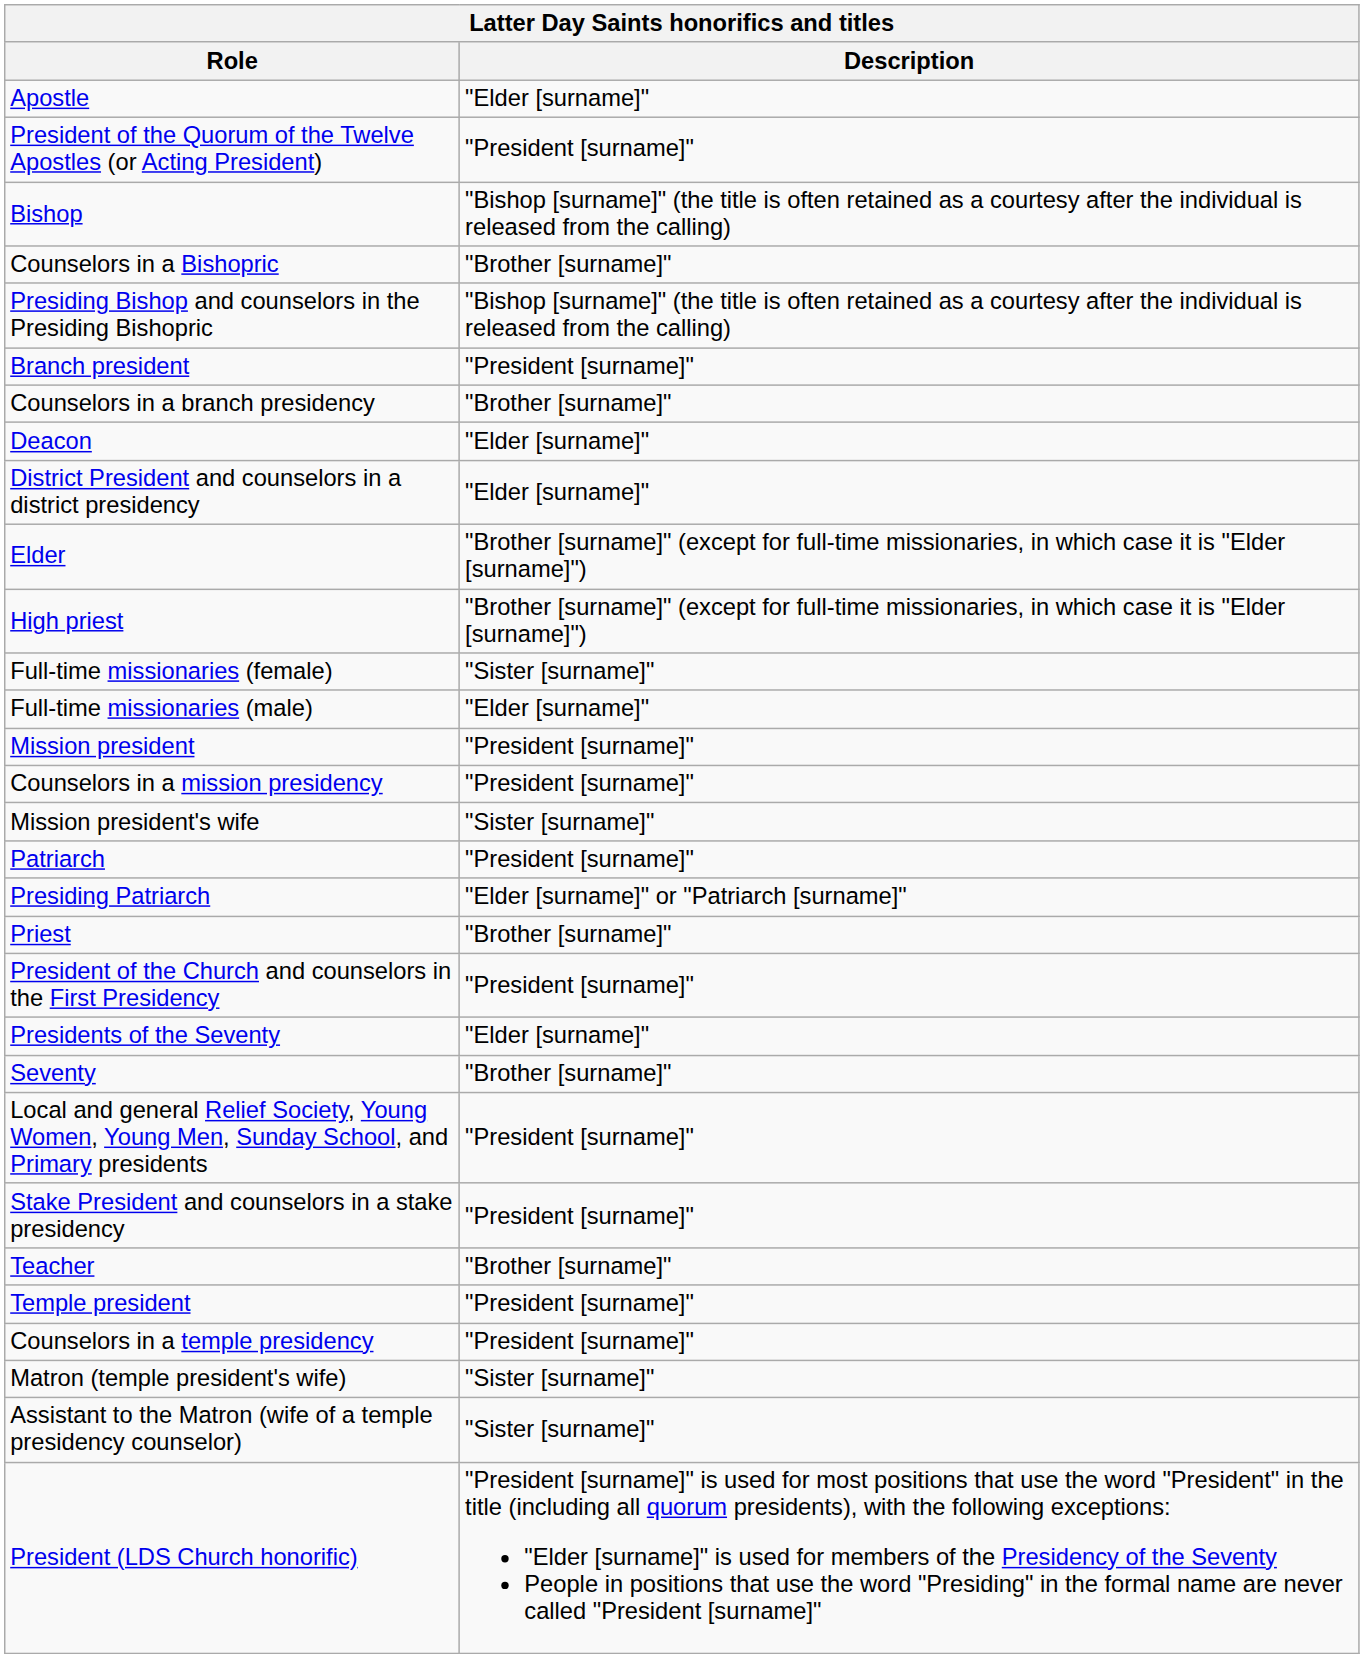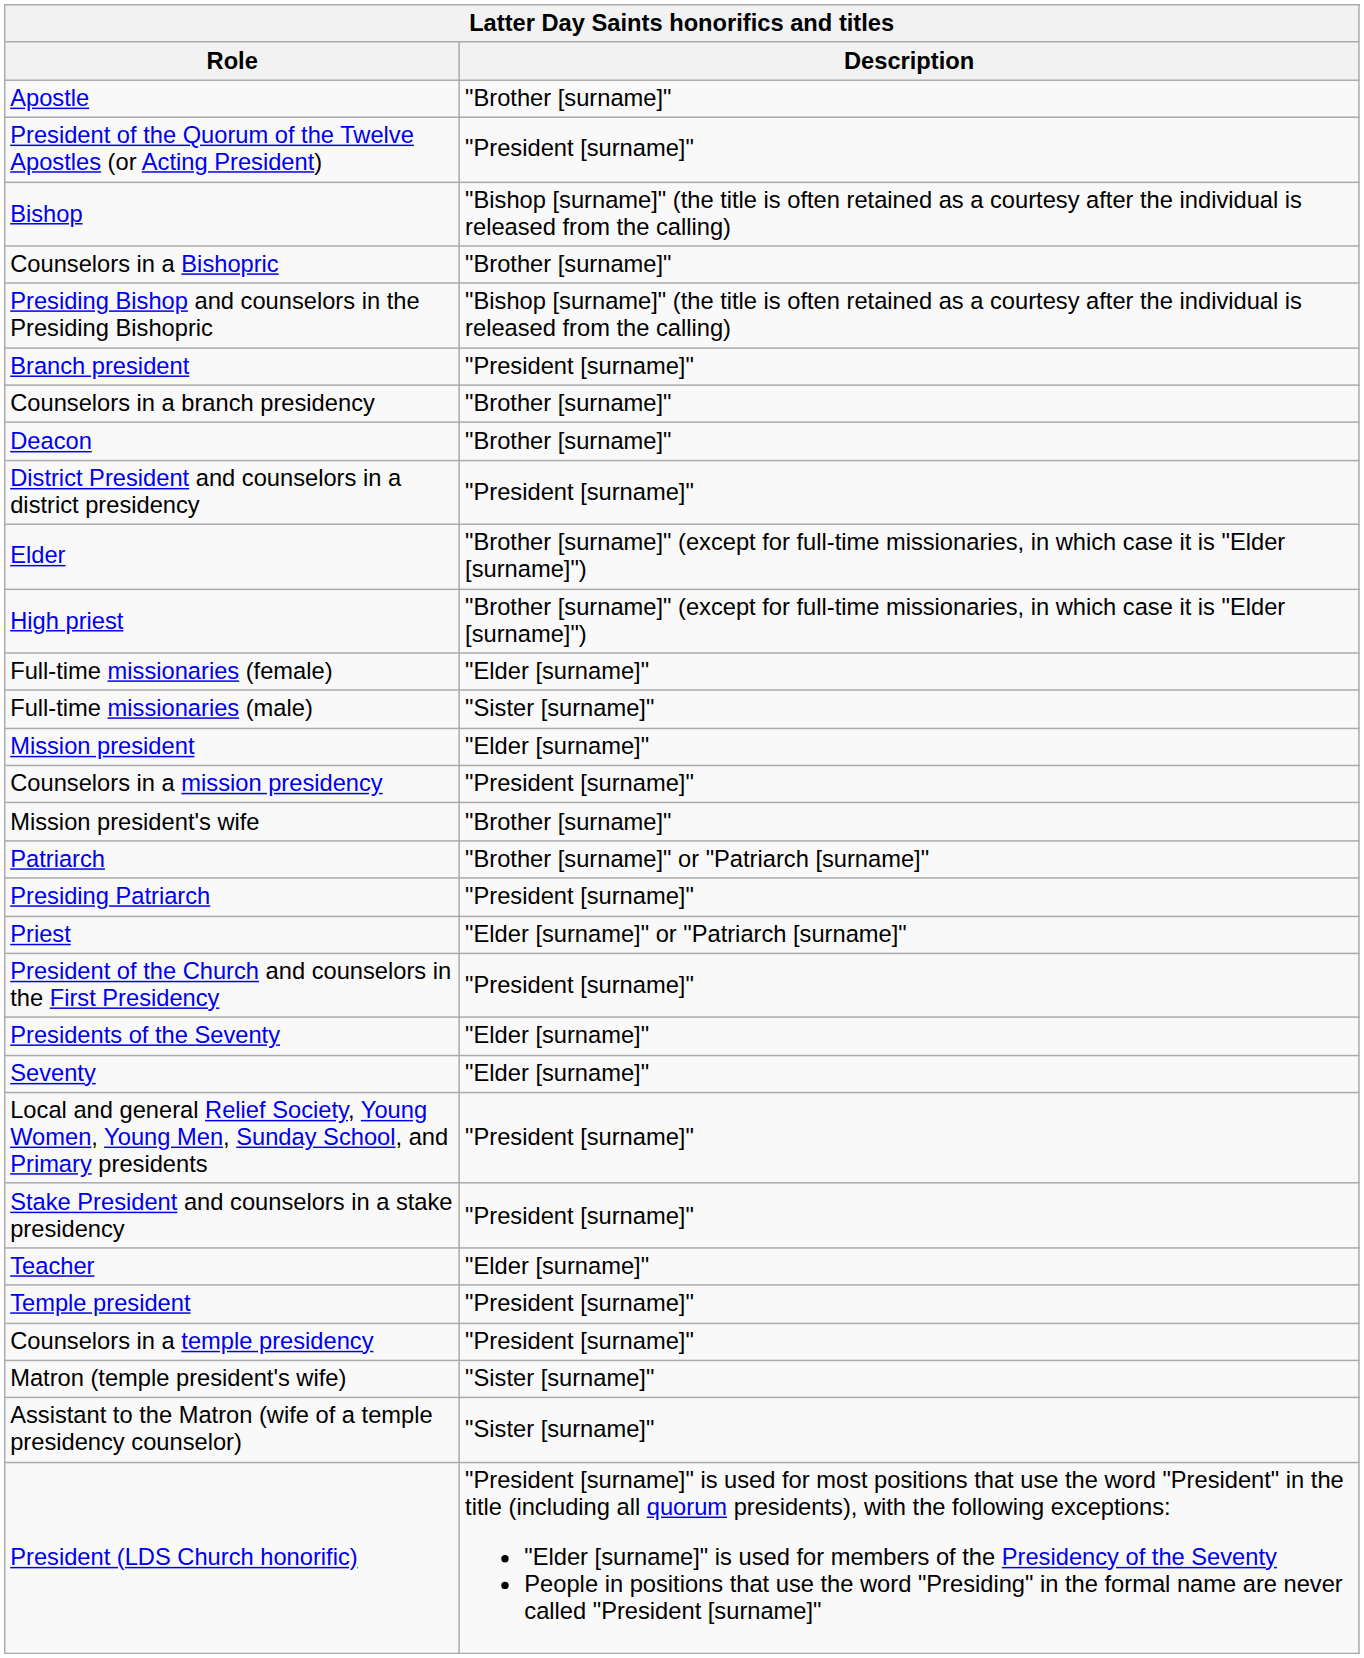(557, 98) "Elder [surname]" -> (568, 98) "Brother [surname]"
(557, 441) "Elder [surname]" -> (568, 441) "Brother [surname]"
(557, 492) "Elder [surname]" -> (579, 492) "President [surname]"
(560, 671) "Sister [surname]" -> (557, 671) "Elder [surname]"
(557, 708) "Elder [surname]" -> (560, 708) "Sister [surname]"
(579, 746) "President [surname]" -> (557, 746) "Elder [surname]"
(560, 821) "Sister [surname]" -> (568, 821) "Brother [surname]"
(579, 859) "President [surname]" -> (697, 859) "Brother [surname]" or "Patriarch [surname]"
(686, 896) "Elder [surname]" or "Patriarch [surname]" -> (579, 896) "President [surname]"
(568, 934) "Brother [surname]" -> (686, 934) "Elder [surname]" or "Patriarch [surname]"
(568, 1073) "Brother [surname]" -> (557, 1073) "Elder [surname]"
(568, 1266) "Brother [surname]" -> (557, 1266) "Elder [surname]"
